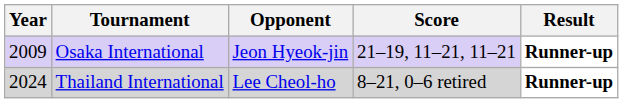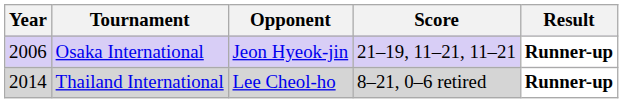(28, 51) 2009 -> (28, 51) 2006
(28, 82) 2024 -> (28, 82) 2014
